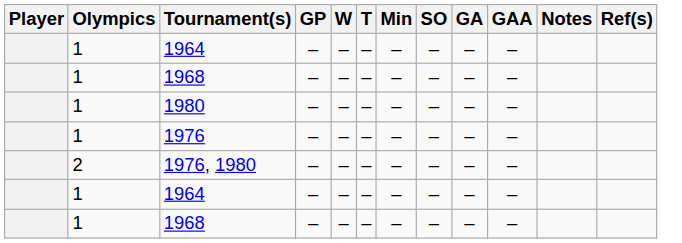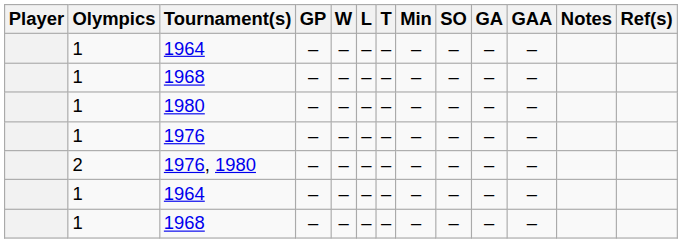+ column: (366, 19)
